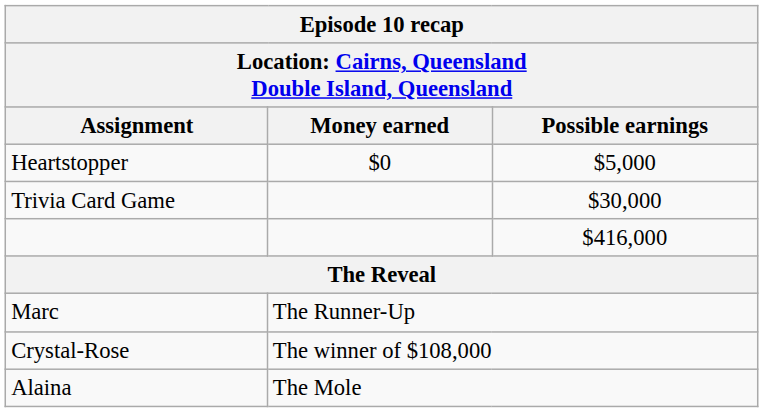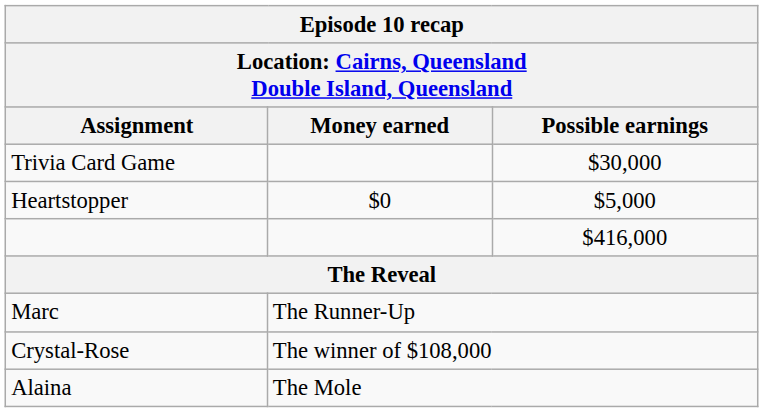rows swapped: (70, 162) <-> (93, 200)
